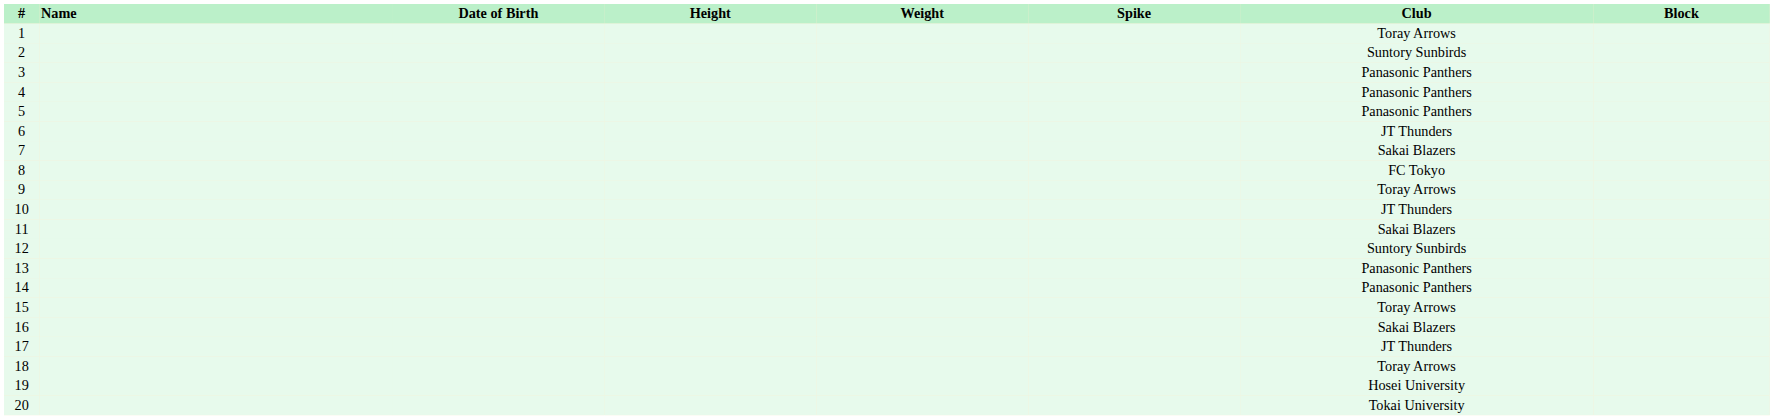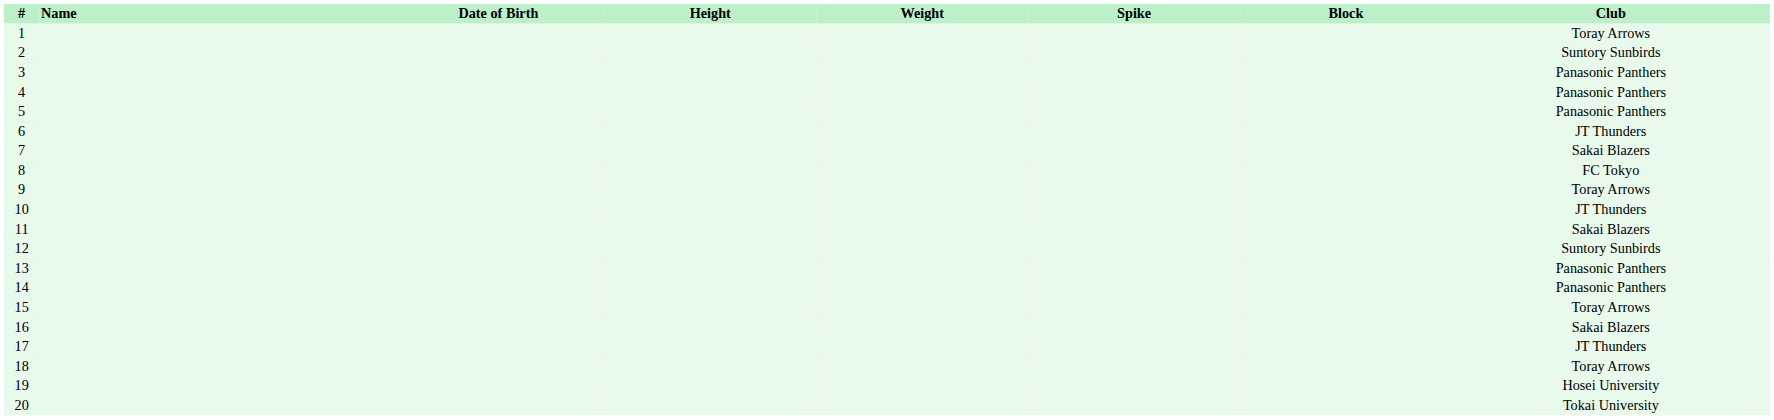columns swapped: (1681, 13) <-> (1417, 13)
